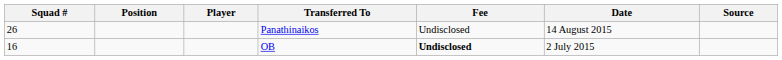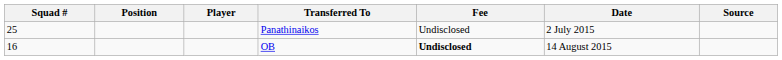(12, 30) 26 -> (12, 30) 25
(579, 30) 14 August 2015 -> (570, 30) 2 July 2015
(570, 47) 2 July 2015 -> (579, 47) 14 August 2015
